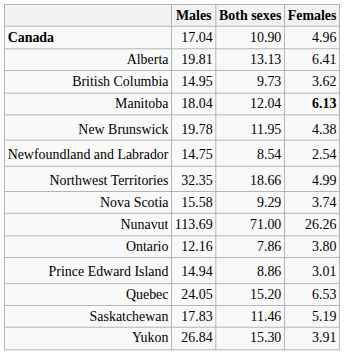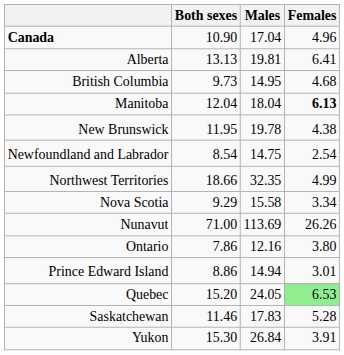columns swapped: (250, 15) <-> (194, 15)
(324, 81) 3.62 -> (324, 81) 4.68
(324, 202) 3.74 -> (324, 202) 3.34
(324, 294) no background -> (324, 294) lightgreen background
(324, 316) 5.19 -> (324, 316) 5.28
